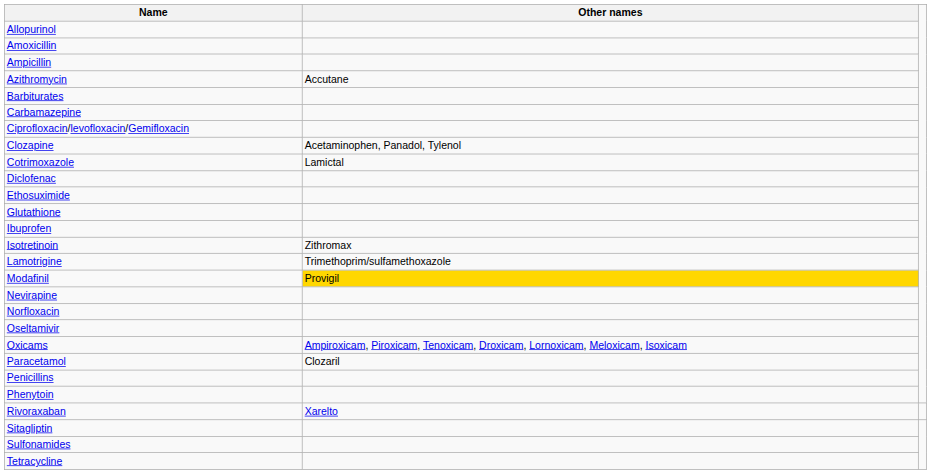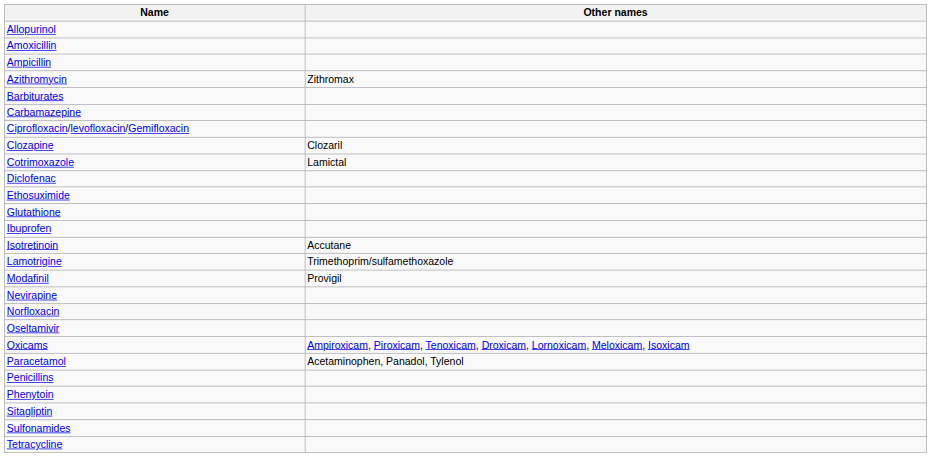(327, 79) Accutane -> (331, 79) Zithromax
(383, 146) Acetaminophen, Panadol, Tylenol -> (325, 146) Clozaril
(328, 246) Zithromax -> (329, 246) Accutane
(322, 279) gold background -> (324, 279) no background
(322, 362) Clozaril -> (385, 362) Acetaminophen, Panadol, Tylenol
- row: (36, 412)
